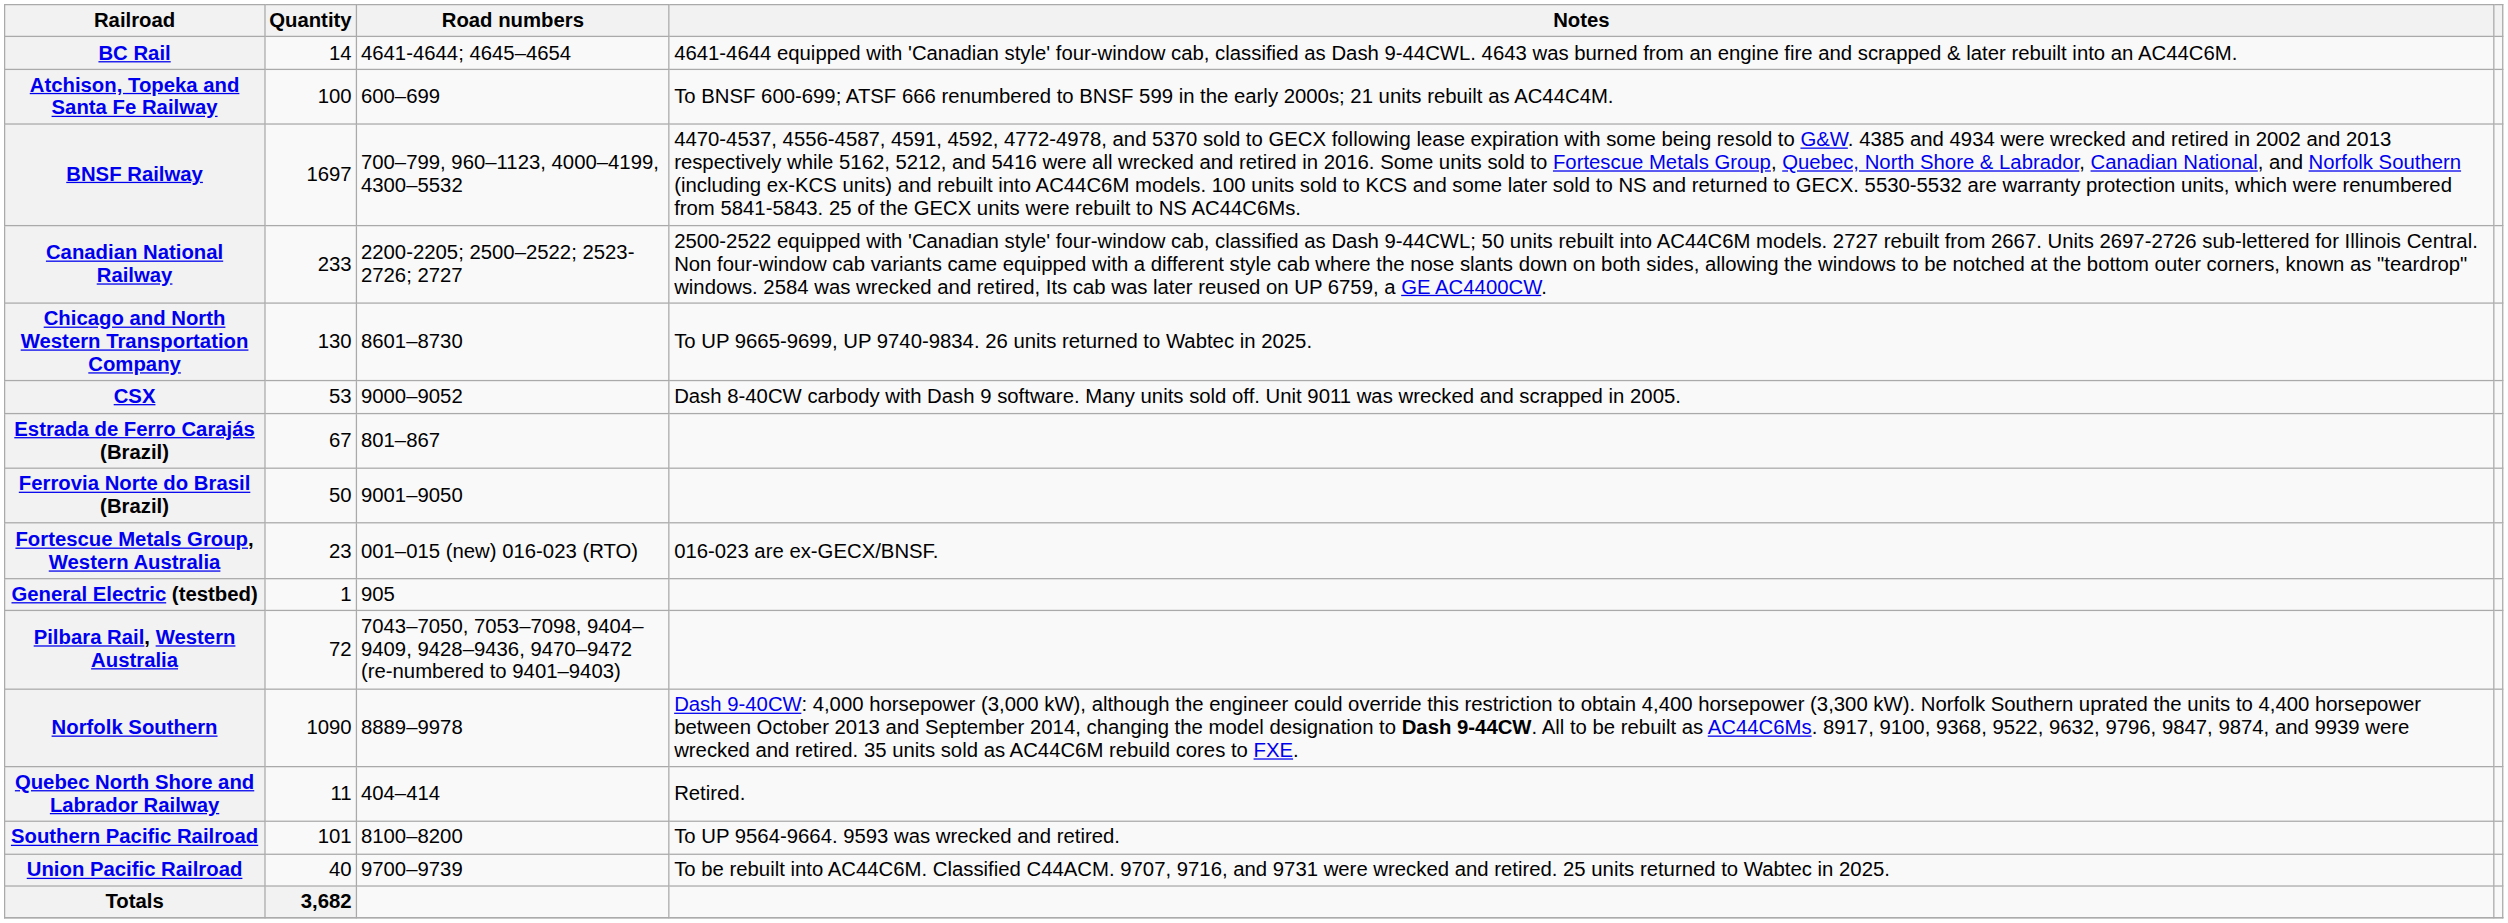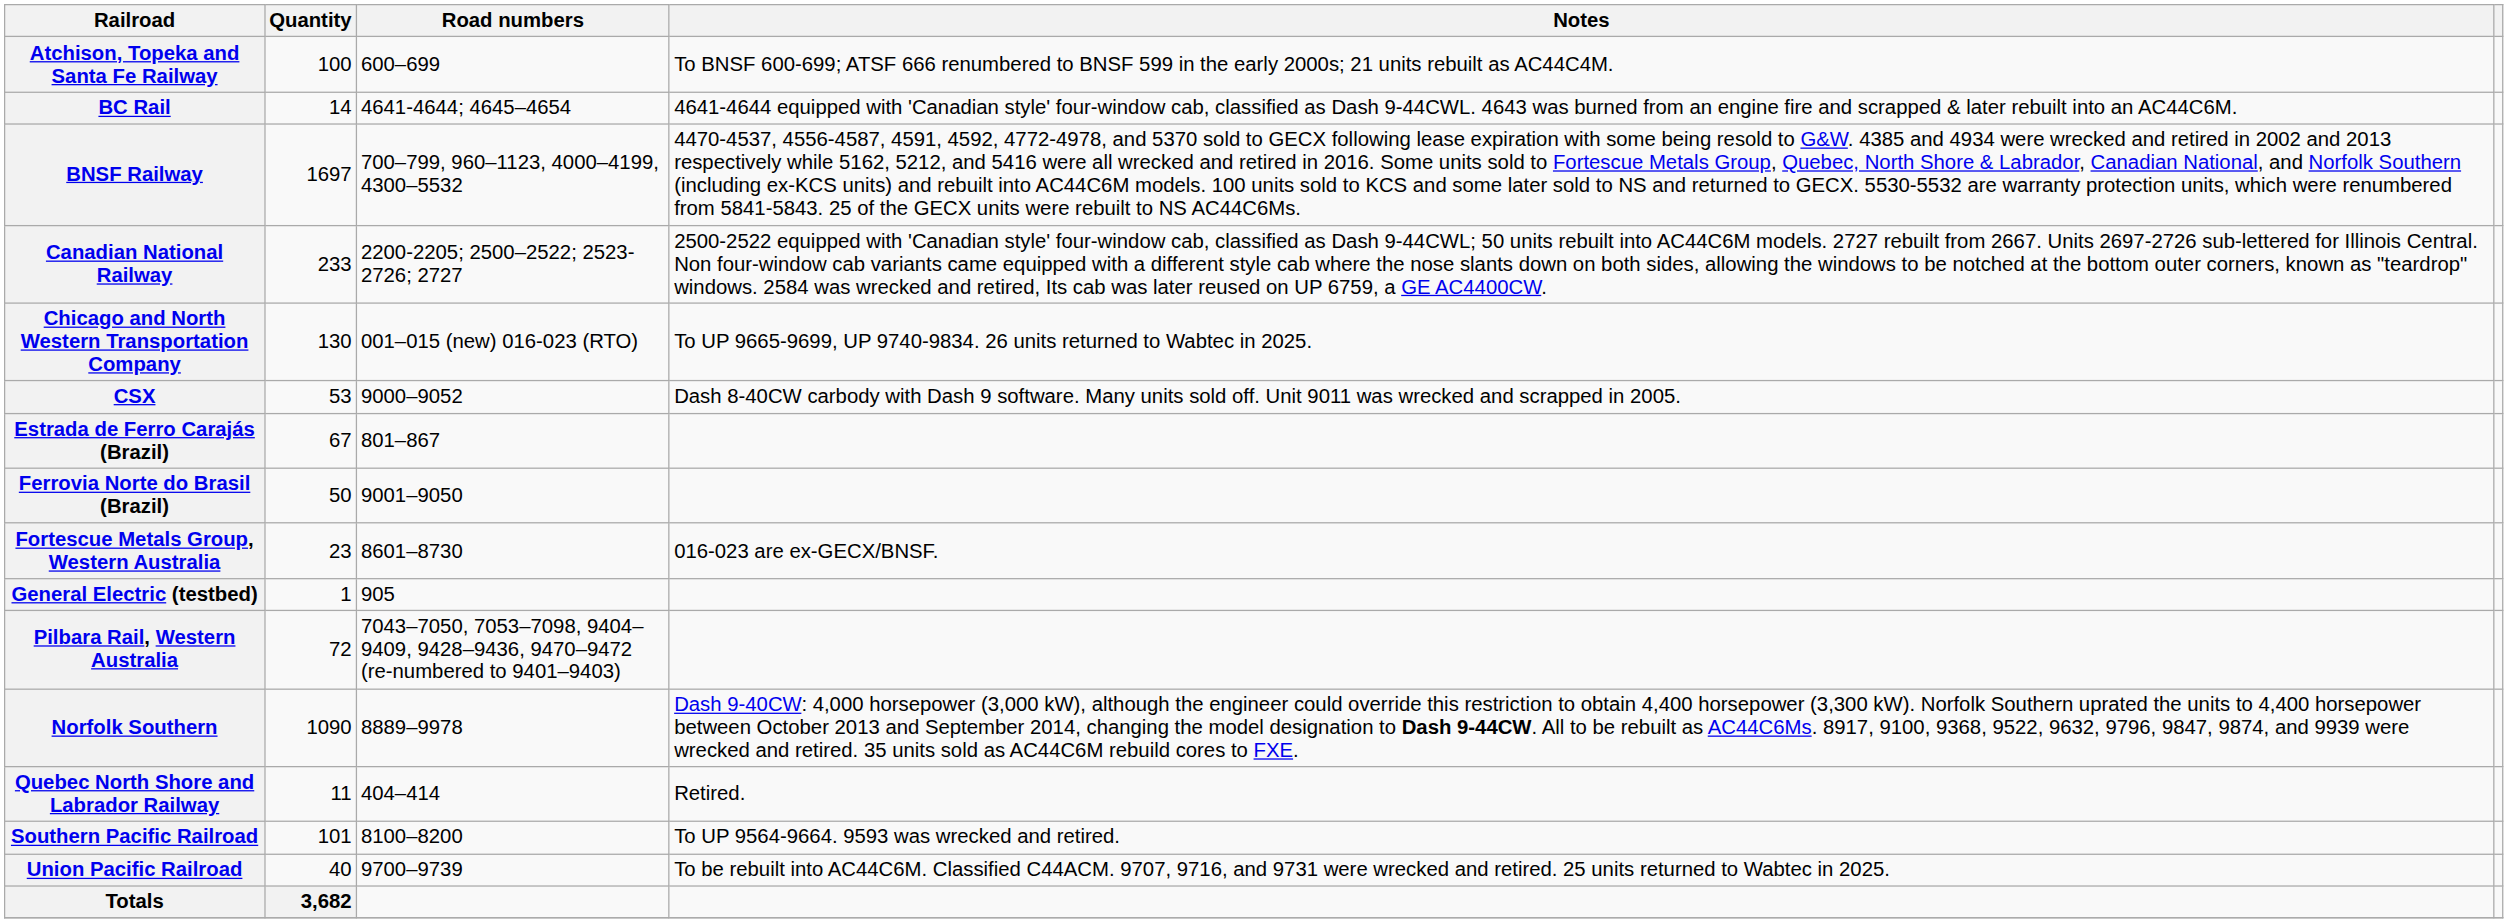rows swapped: (135, 96) <-> (135, 52)
(412, 341) 8601–8730 -> (500, 341) 001–015 (new) 016-023 (RTO)
(500, 550) 001–015 (new) 016-023 (RTO) -> (412, 550) 8601–8730
